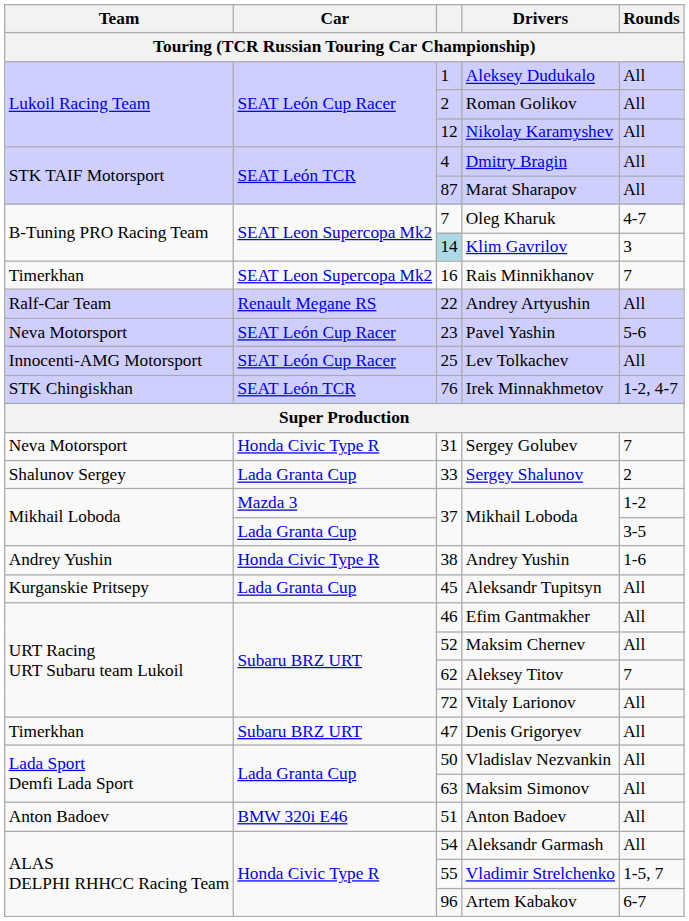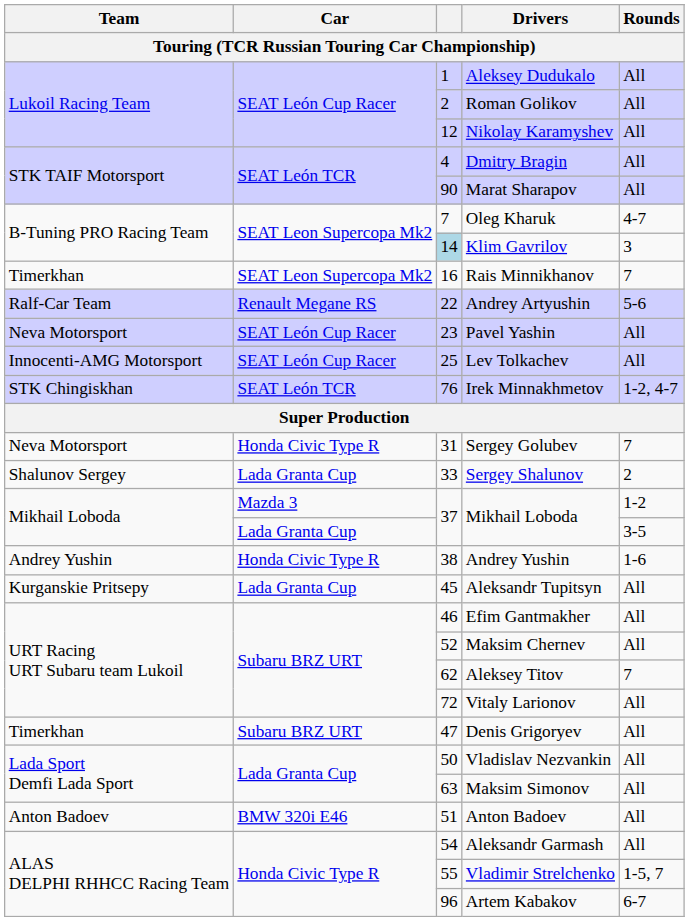(449, 189) 87 -> (449, 189) 90
(634, 303) All -> (635, 303) 5-6
(635, 331) 5-6 -> (634, 331) All
